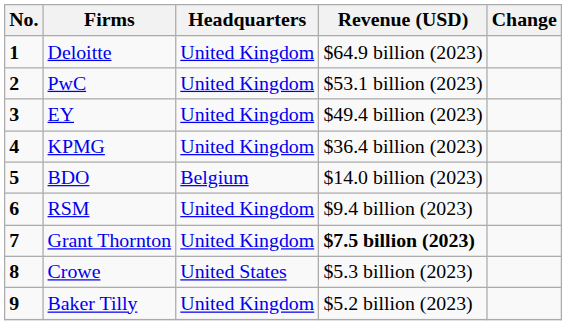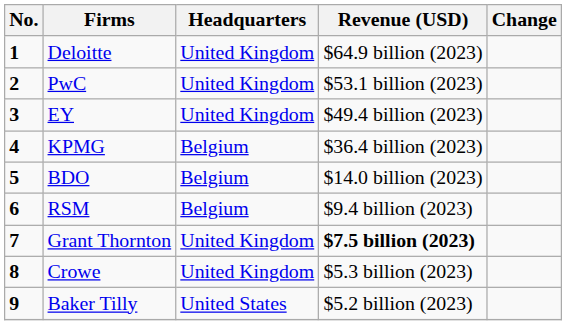(247, 146) United Kingdom -> (214, 146) Belgium
(247, 209) United Kingdom -> (214, 209) Belgium
(233, 271) United States -> (247, 271) United Kingdom
(247, 303) United Kingdom -> (233, 303) United States
